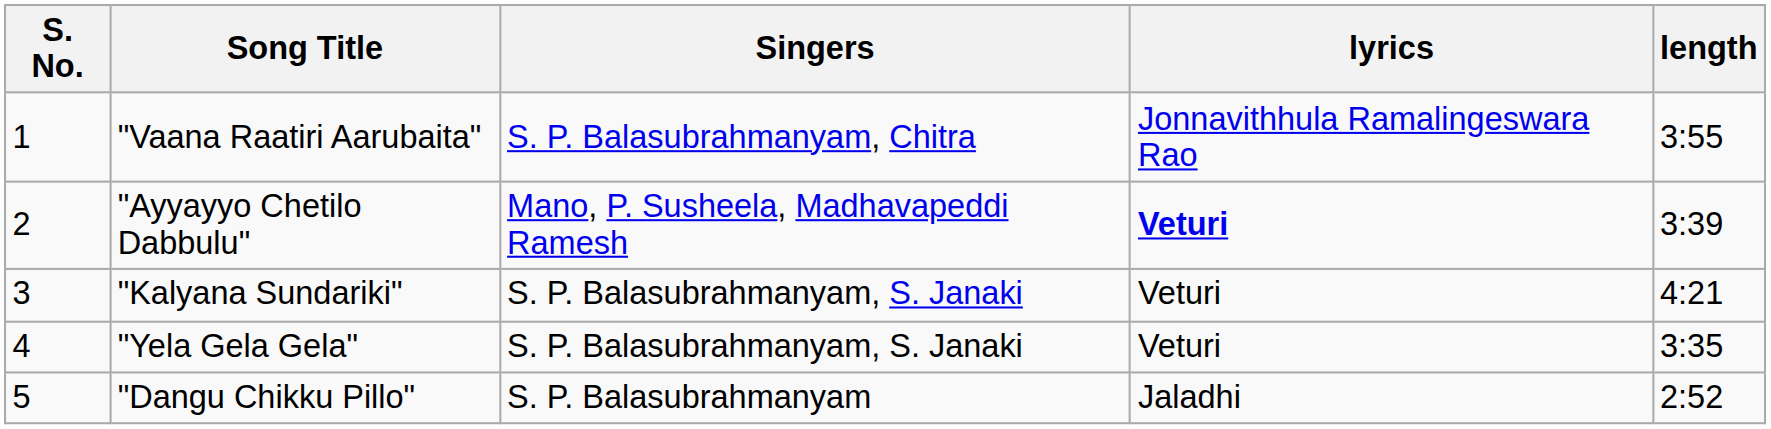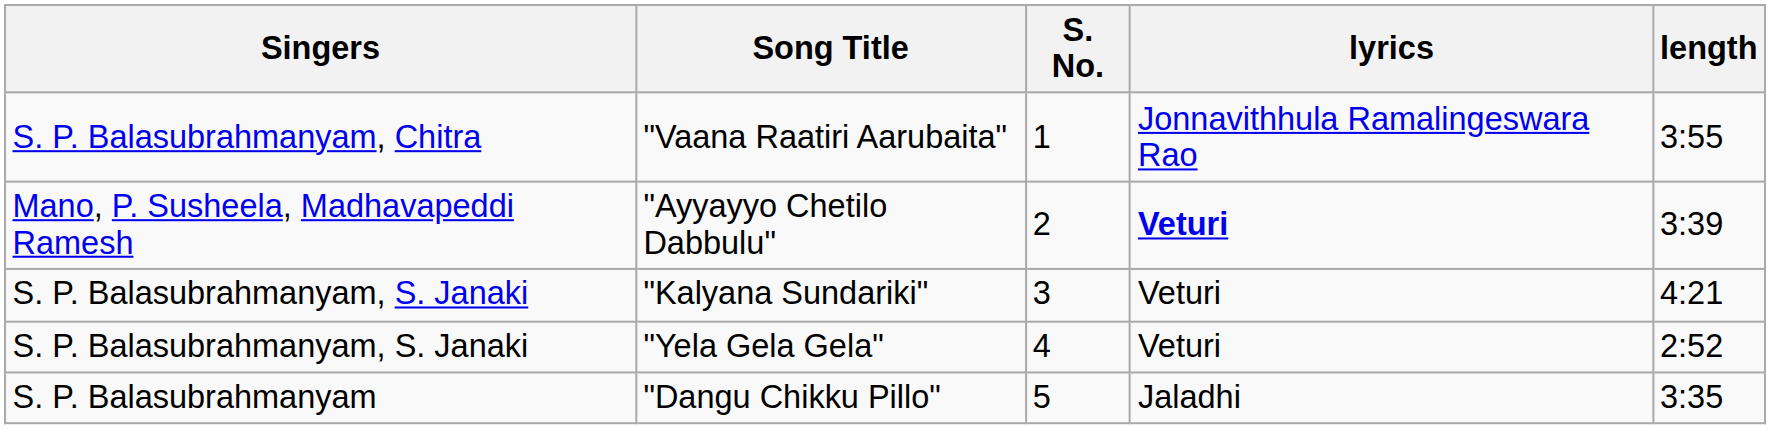columns swapped: (58, 48) <-> (815, 48)
(1692, 345) 3:35 -> (1692, 345) 2:52
(1692, 397) 2:52 -> (1692, 397) 3:35
